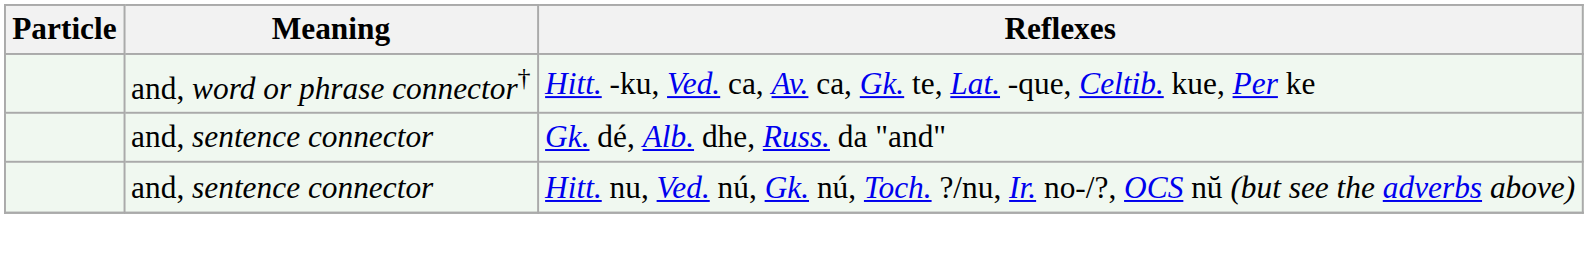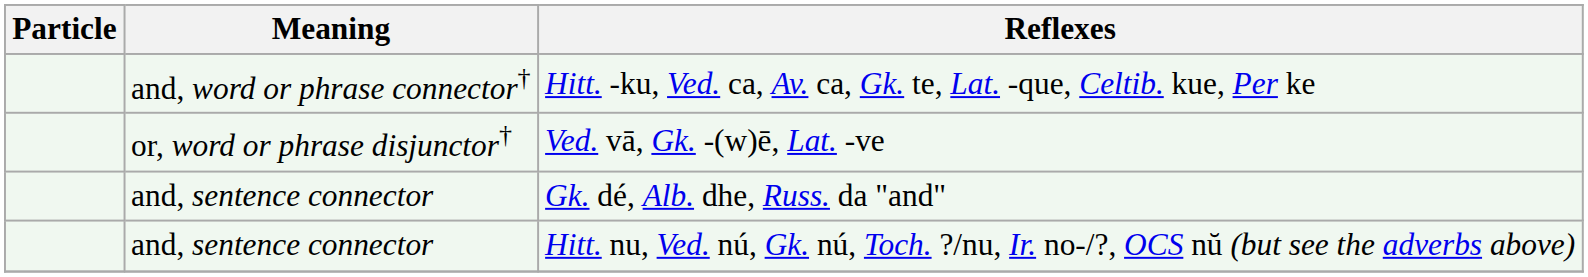+ row: (715, 141)
